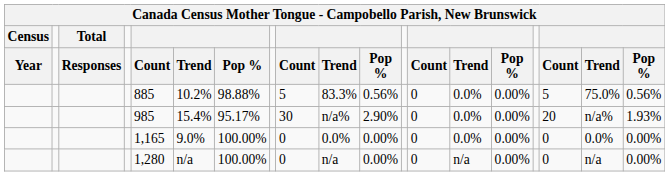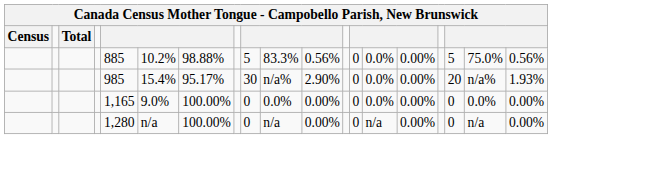- row: (28, 66)
